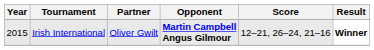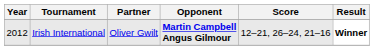(17, 33) 2015 -> (17, 33) 2012
